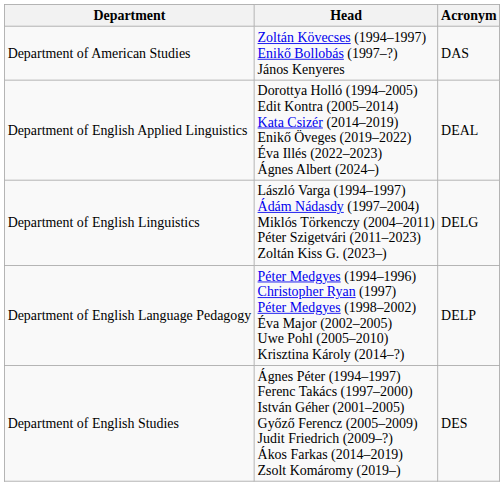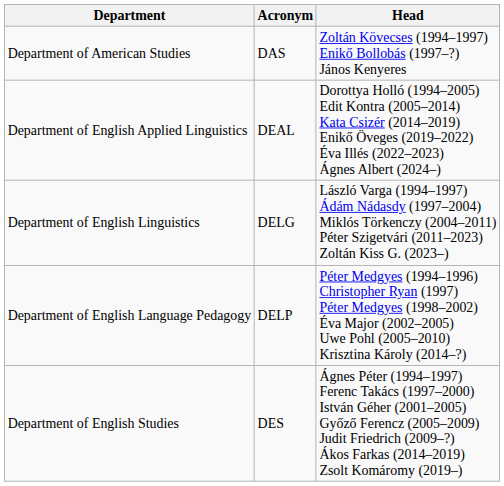columns swapped: (469, 15) <-> (346, 15)
